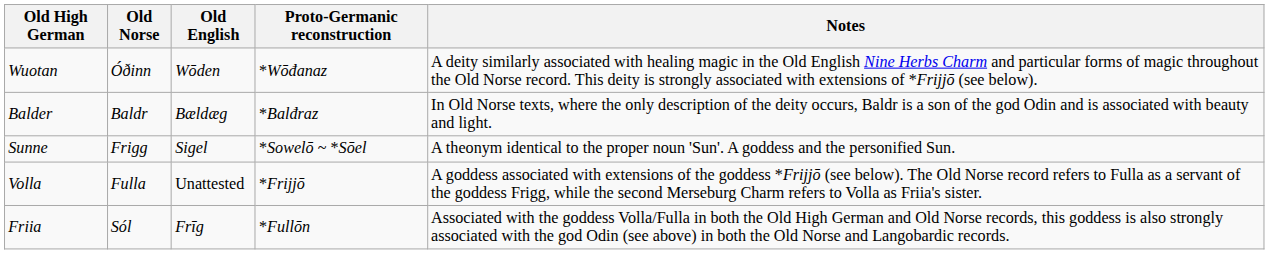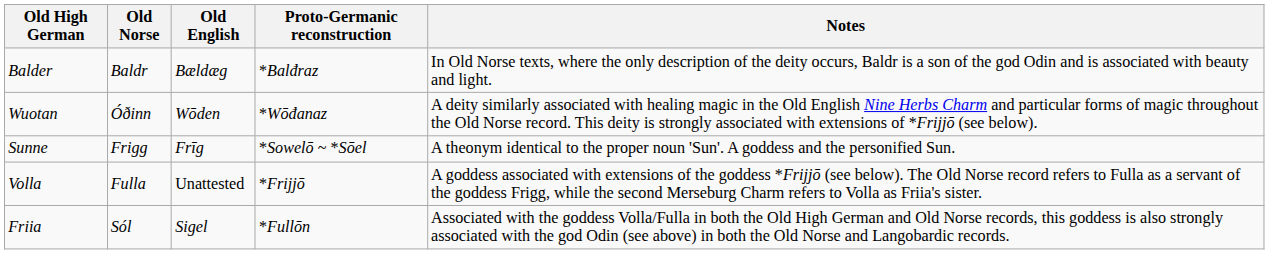rows swapped: (33, 70) <-> (30, 114)
(191, 148) Sigel -> (190, 148) Frīg
(190, 227) Frīg -> (191, 227) Sigel
